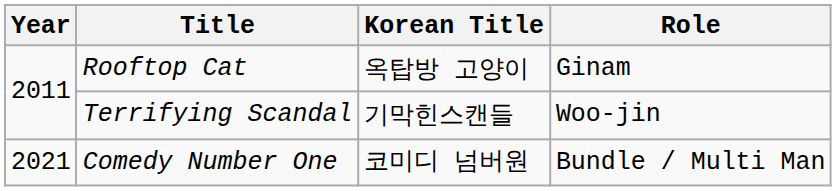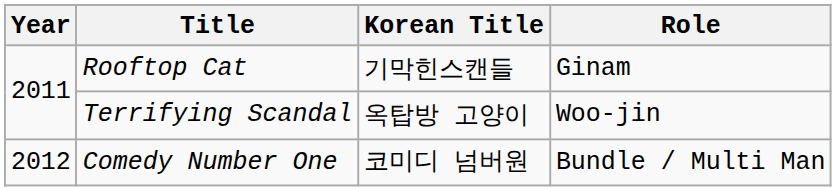(447, 70) 옥탑방 고양이 -> (439, 70) 기막힌스캔들
(439, 116) 기막힌스캔들 -> (447, 116) 옥탑방 고양이
(41, 162) 2021 -> (41, 162) 2012
